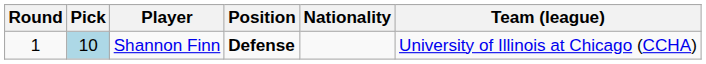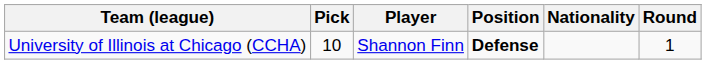columns swapped: (36, 18) <-> (548, 18)
(88, 45) lightblue background -> (332, 45) no background
